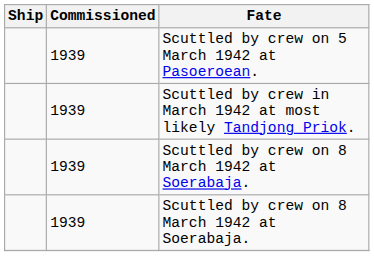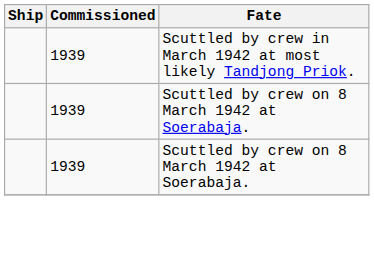- row: (26, 55)
